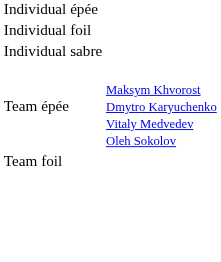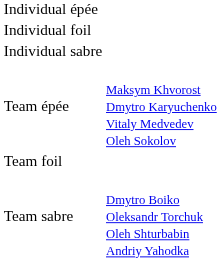+ row: (39, 216)
